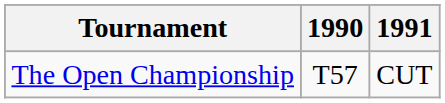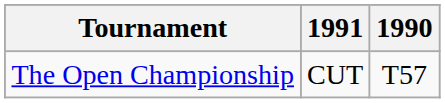columns swapped: (335, 27) <-> (404, 27)
